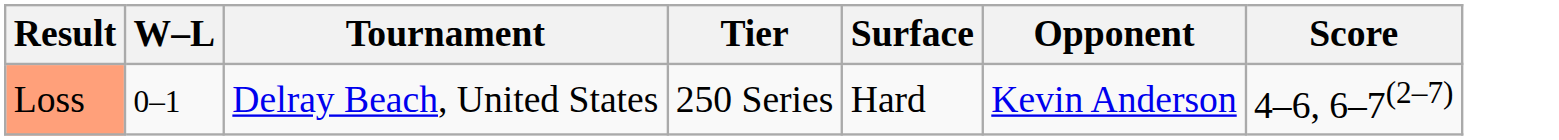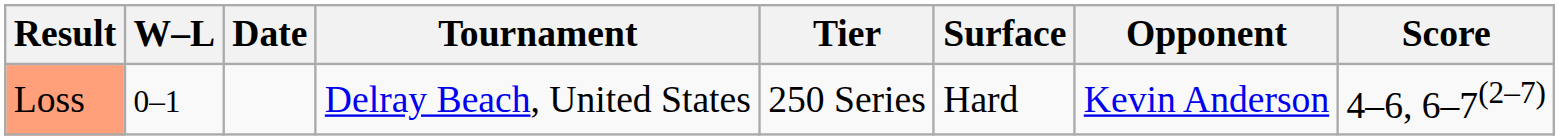+ column: (270, 34)
